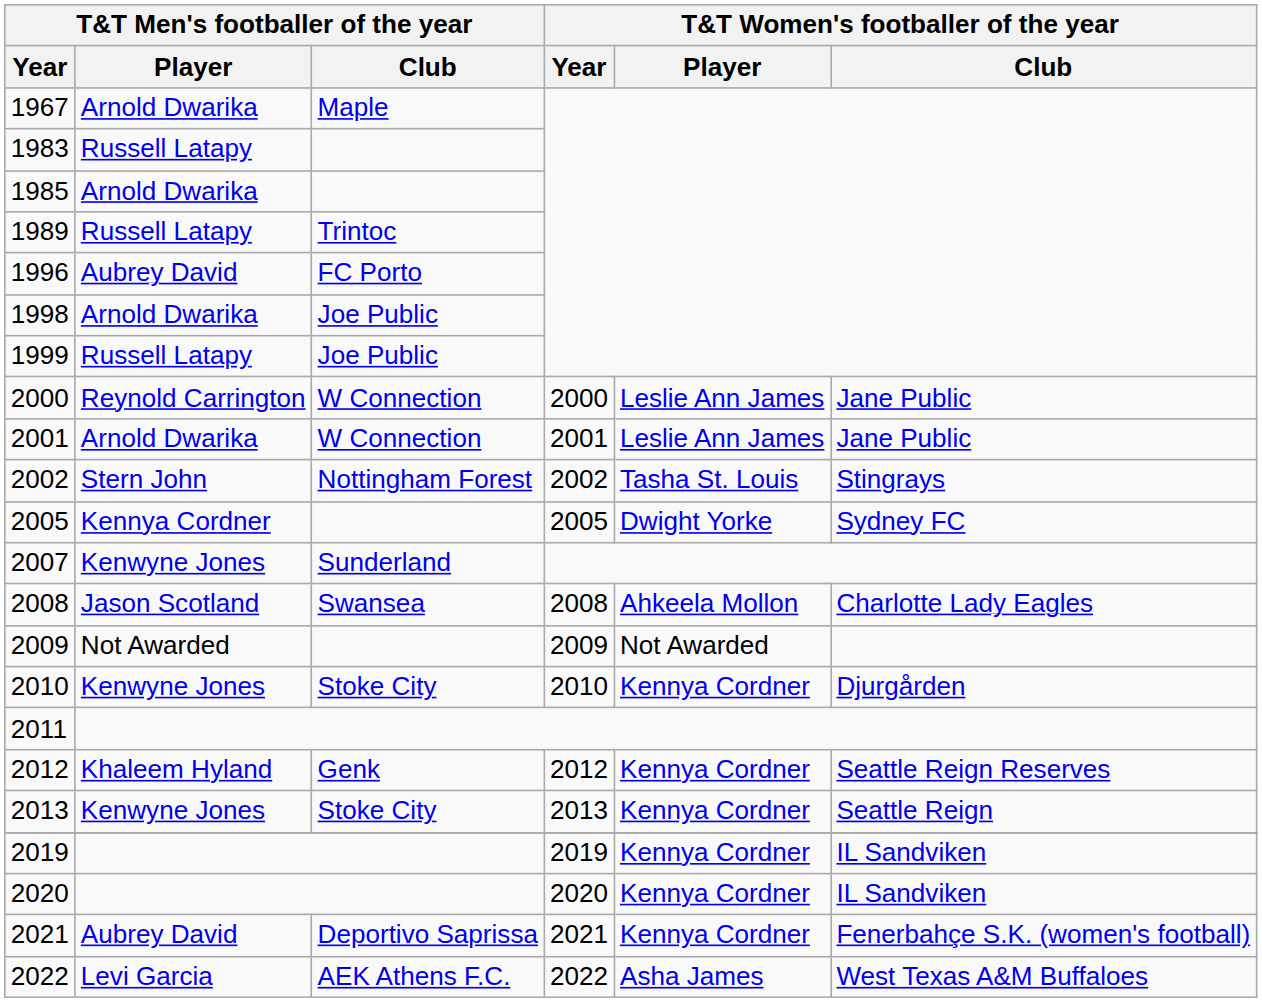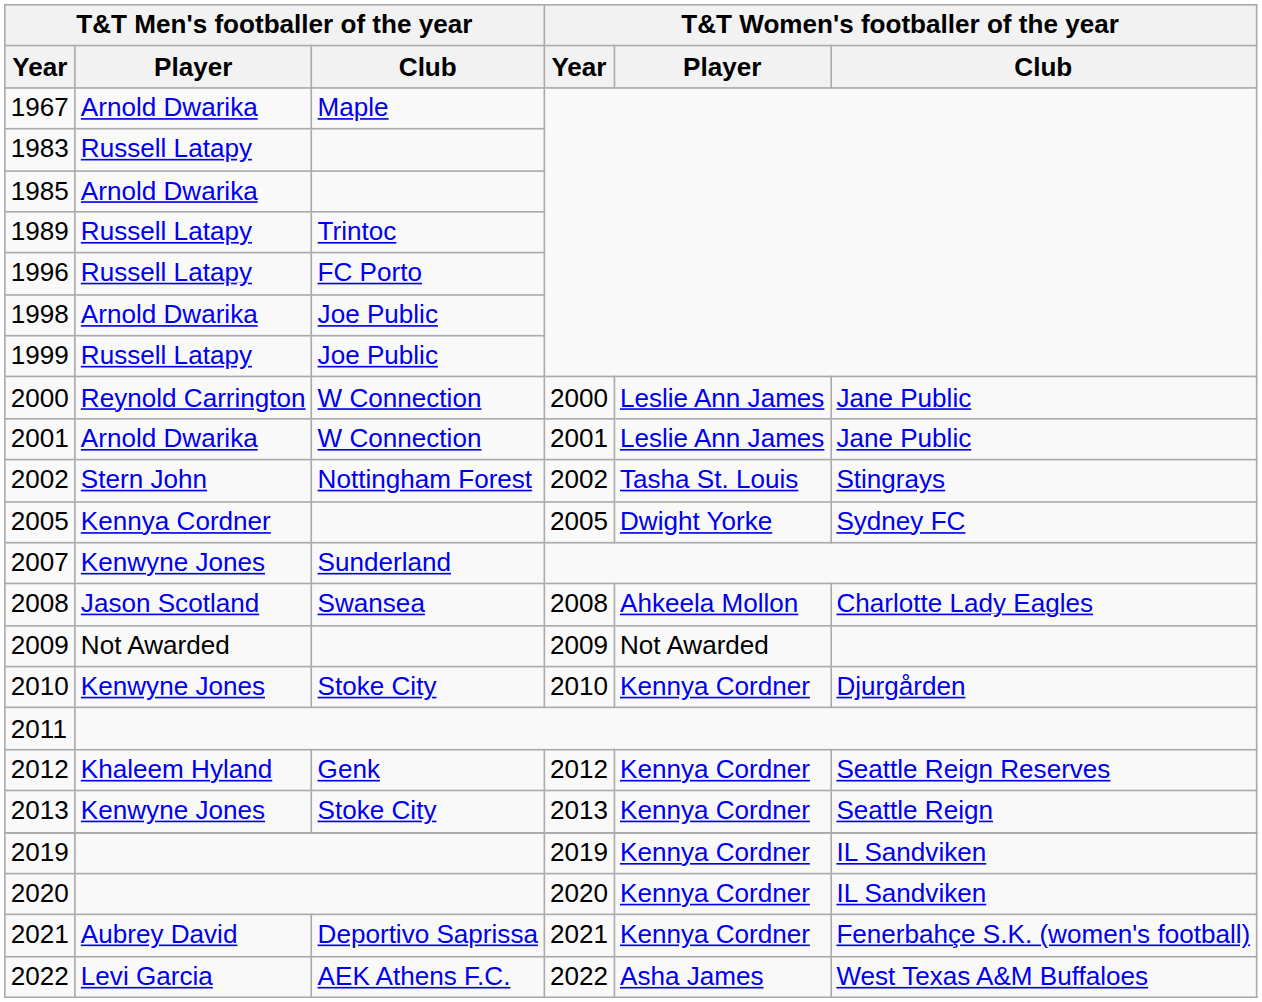(159, 273) Aubrey David -> (166, 273) Russell Latapy
